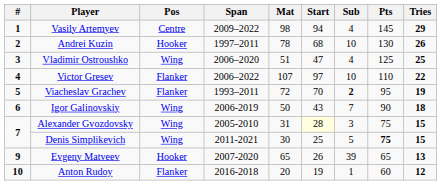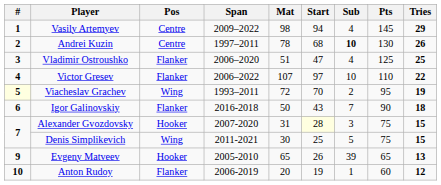(172, 44) Hooker -> (172, 44) Centre
(351, 44) normal -> (351, 44) bold
(172, 60) Wing -> (172, 60) Flanker
(18, 92) no background -> (18, 92) lightyellow background
(172, 92) Flanker -> (172, 92) Wing
(351, 92) bold -> (351, 92) normal
(172, 108) Wing -> (172, 108) Flanker
(236, 108) 2006-2019 -> (236, 108) 2016-2018
(172, 124) Wing -> (172, 124) Hooker
(236, 124) 2005-2010 -> (236, 124) 2007-2020
(386, 140) bold -> (386, 140) normal
(236, 156) 2007-2020 -> (236, 156) 2005-2010
(236, 172) 2016-2018 -> (236, 172) 2006-2019
